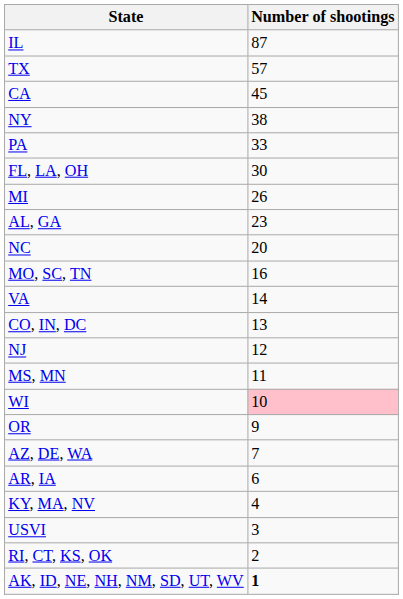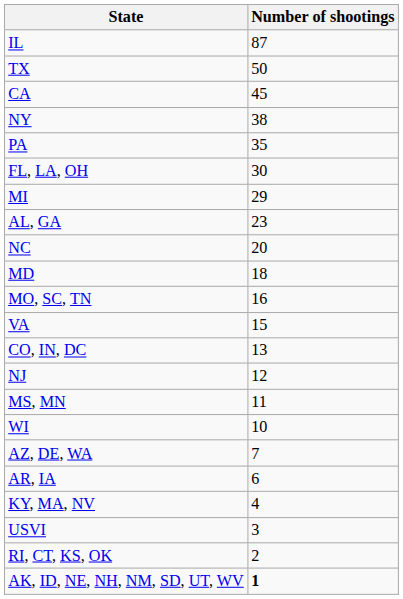(259, 68) 57 -> (259, 68) 50
(259, 145) 33 -> (259, 145) 35
(259, 196) 26 -> (259, 196) 29
+ row: (21, 273)
(259, 299) 14 -> (259, 324) 15
(259, 401) pink background -> (259, 427) no background
- row: (19, 427)
